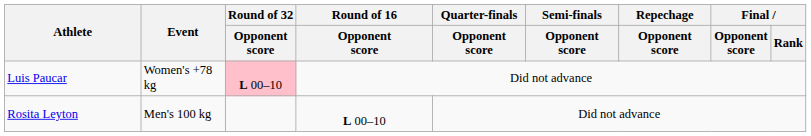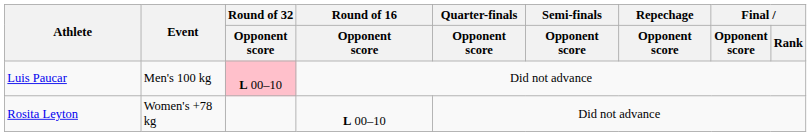(178, 78) Women's +78 kg -> (178, 78) Men's 100 kg
(178, 114) Men's 100 kg -> (178, 114) Women's +78 kg
